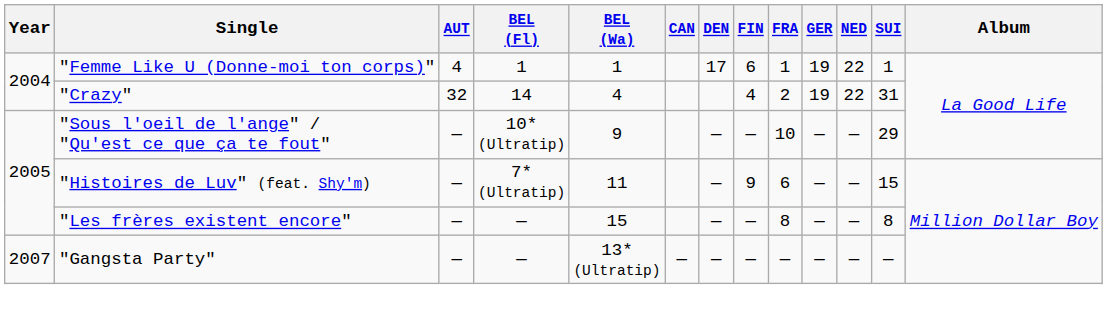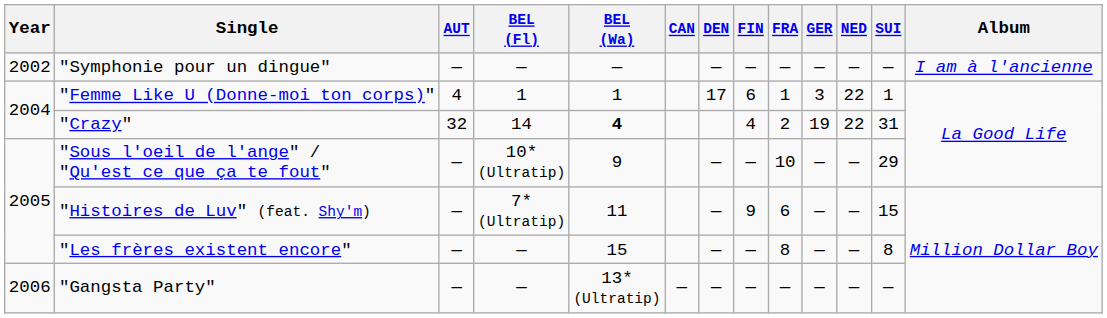+ row: (195, 67)
(820, 67) 19 -> (820, 96) 3
(617, 96) normal -> (617, 124) bold
(30, 260) 2007 -> (30, 288) 2006
